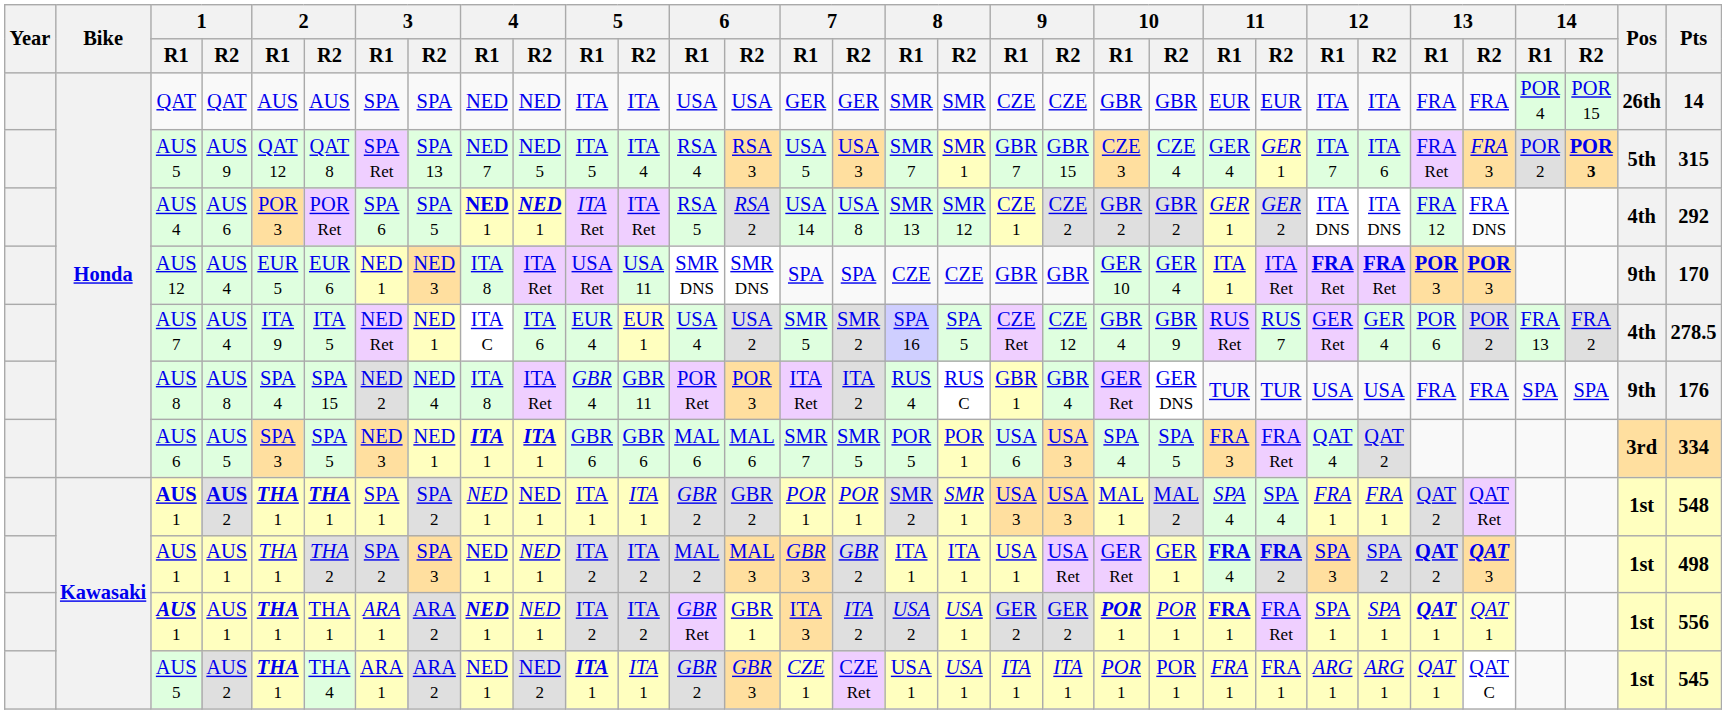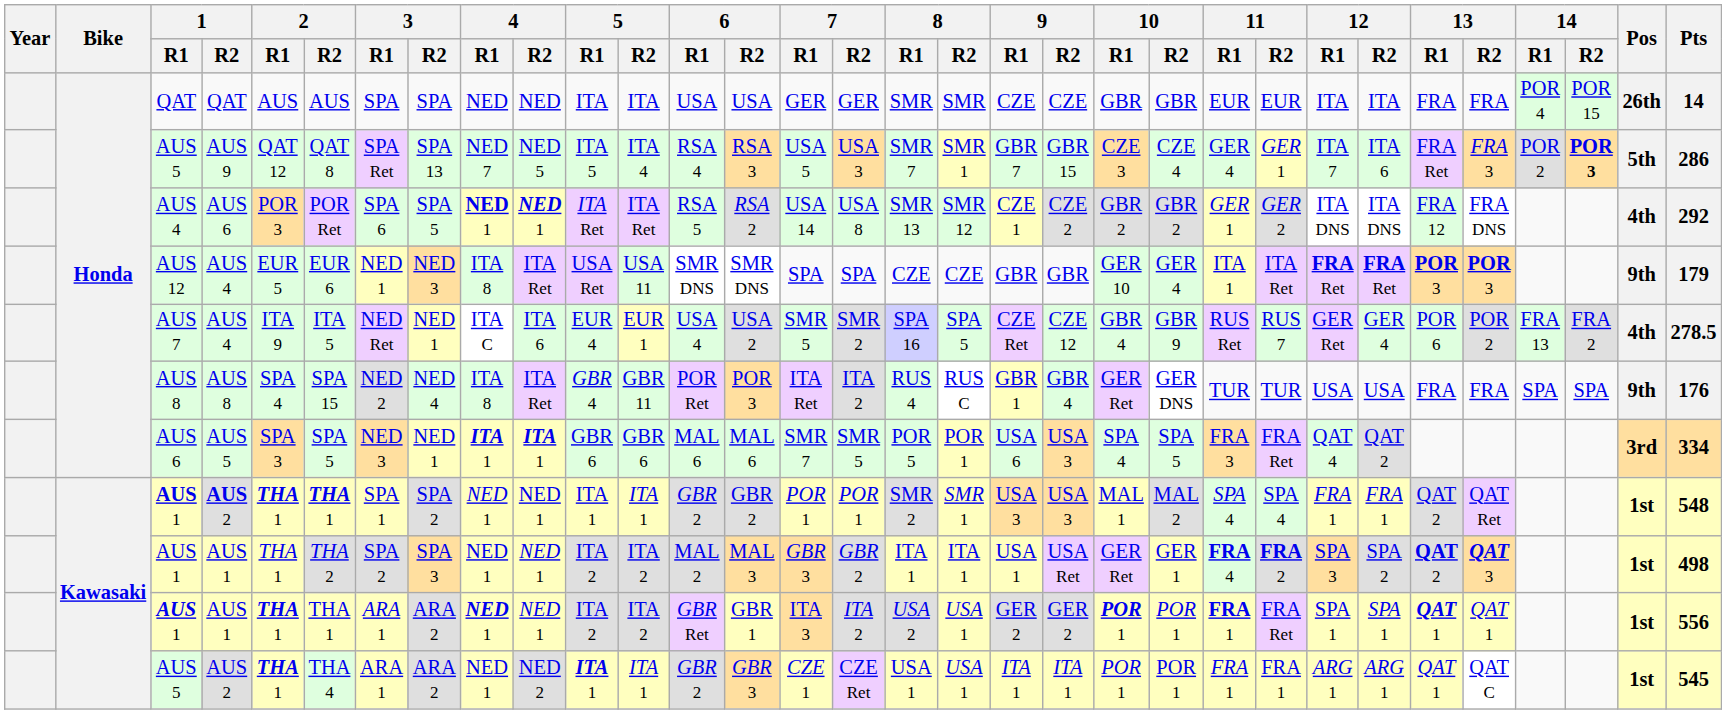(1694, 159) 315 -> (1694, 159) 286
(1694, 274) 170 -> (1694, 274) 179
